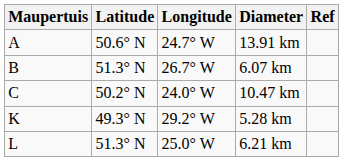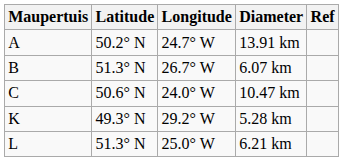(121, 42) 50.6° N -> (121, 42) 50.2° N
(121, 93) 50.2° N -> (121, 93) 50.6° N
